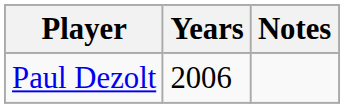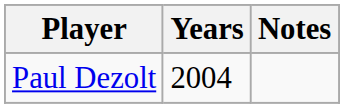(201, 77) 2006 -> (201, 77) 2004
